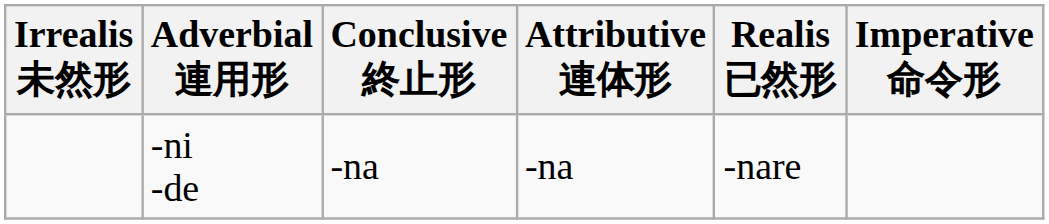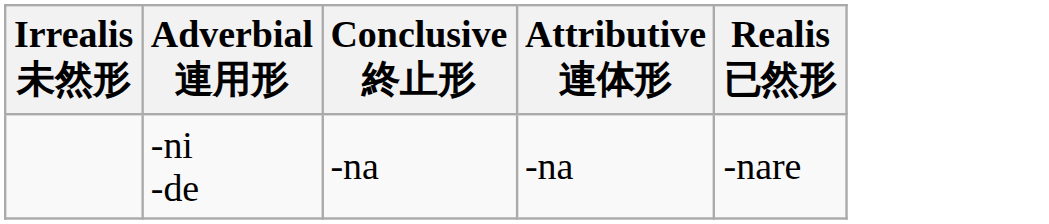- column: (944, 57)
